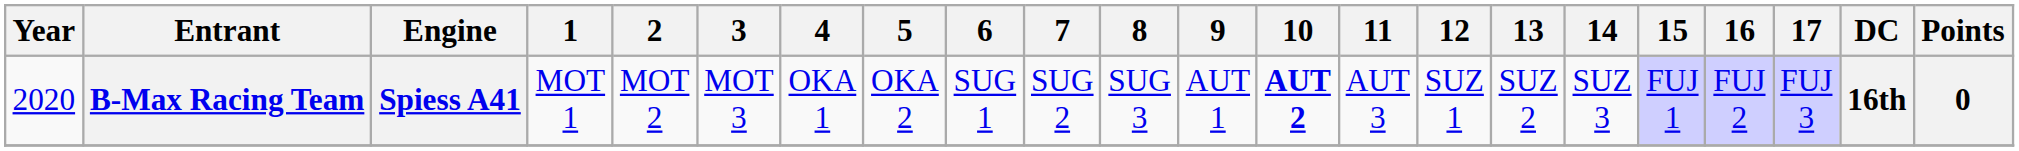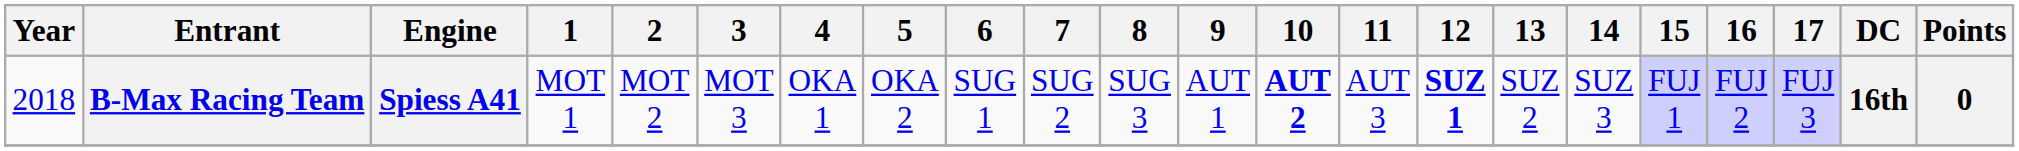(44, 99) 2020 -> (44, 99) 2018
(1454, 99) normal -> (1455, 99) bold
